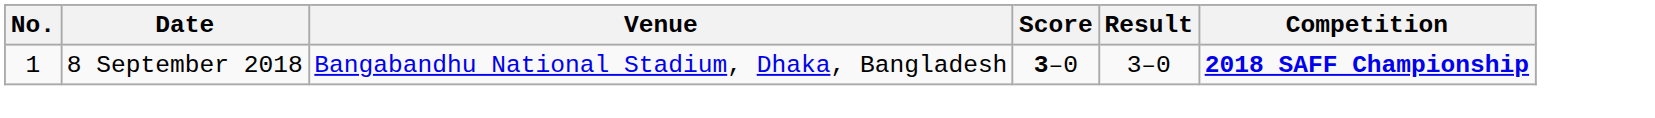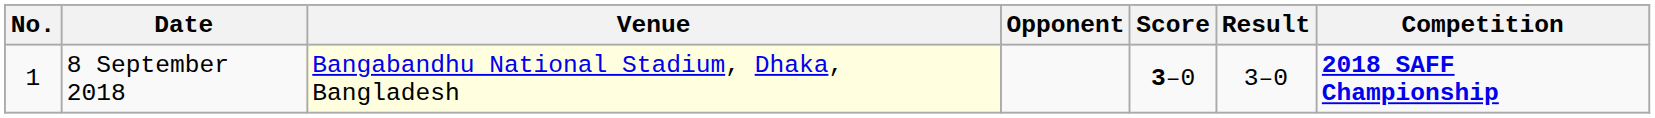+ column: (1066, 25)
(661, 65) no background -> (578, 79) lightyellow background
